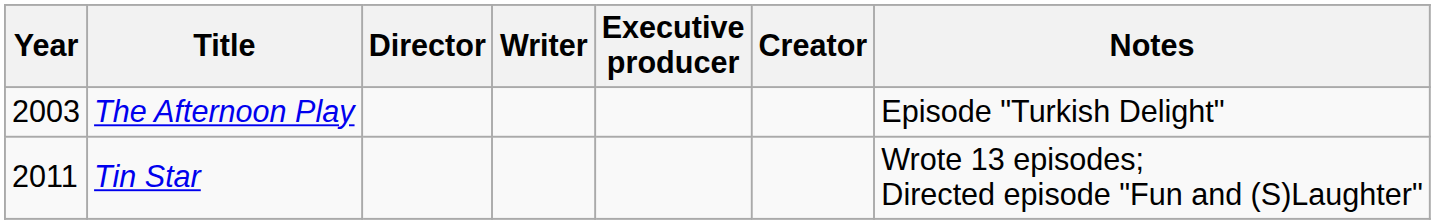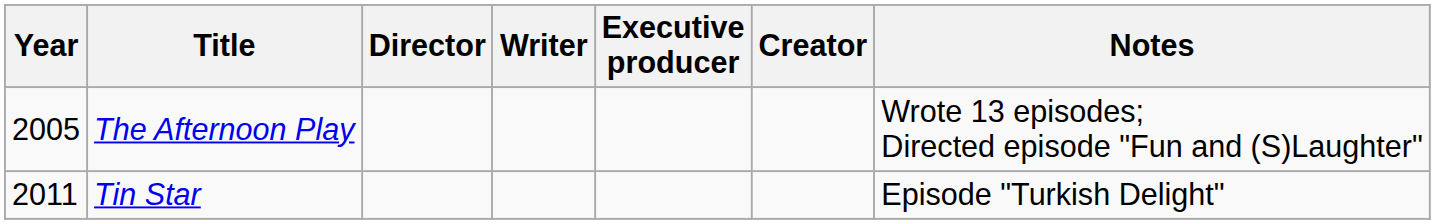(46, 111) 2003 -> (46, 128) 2005
(1053, 111) Episode "Turkish Delight" -> (1152, 128) Wrote 13 episodes; Directed episode "Fun and (S)Laughter"
(1152, 177) Wrote 13 episodes; Directed episode "Fun and (S)Laughter" -> (1053, 194) Episode "Turkish Delight"
